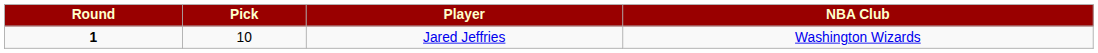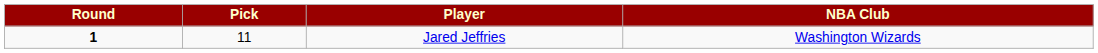(244, 37) 10 -> (244, 37) 11
